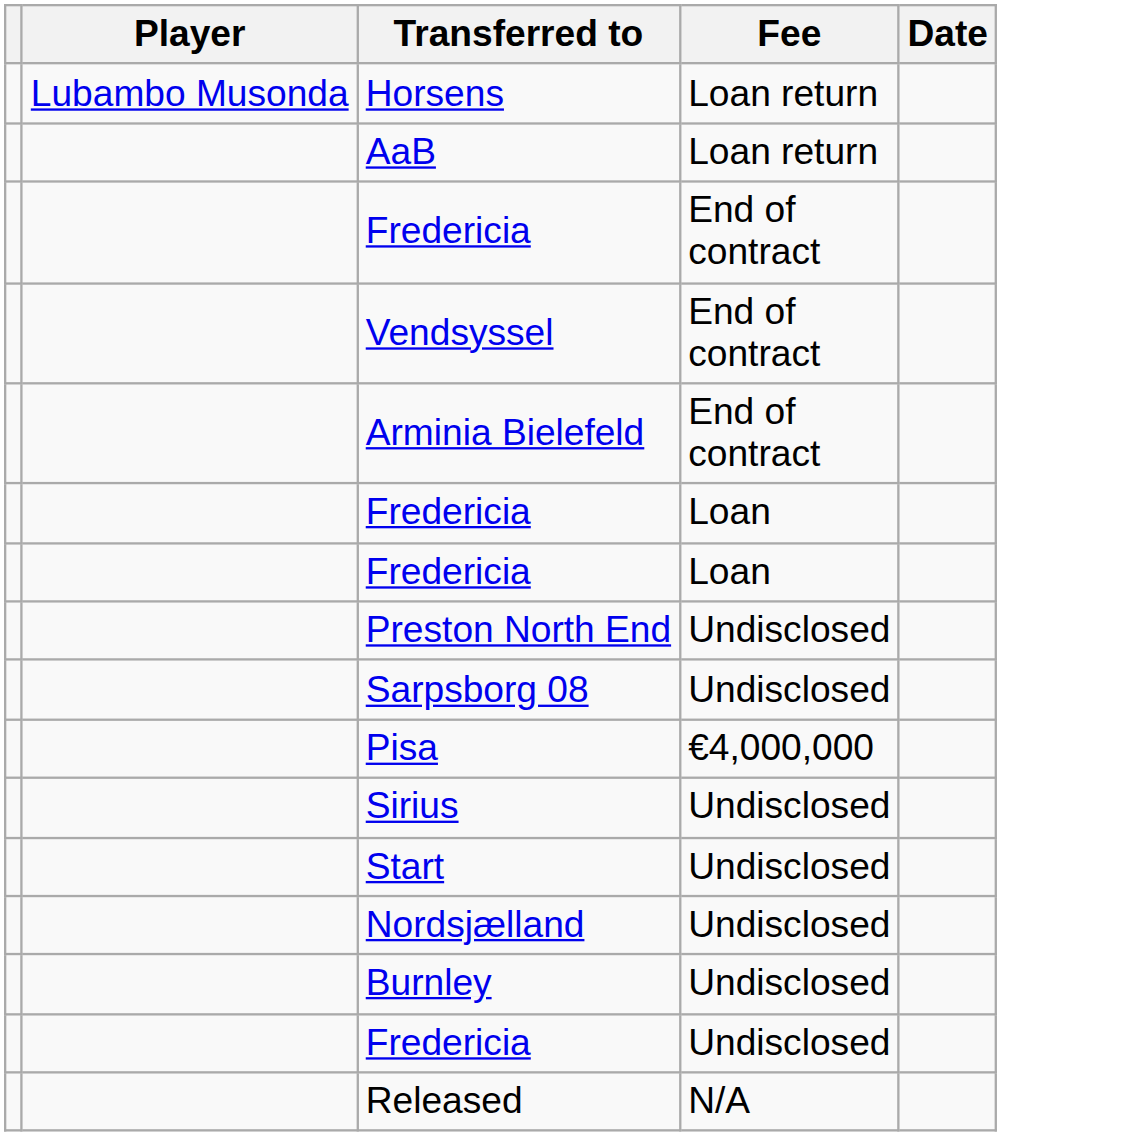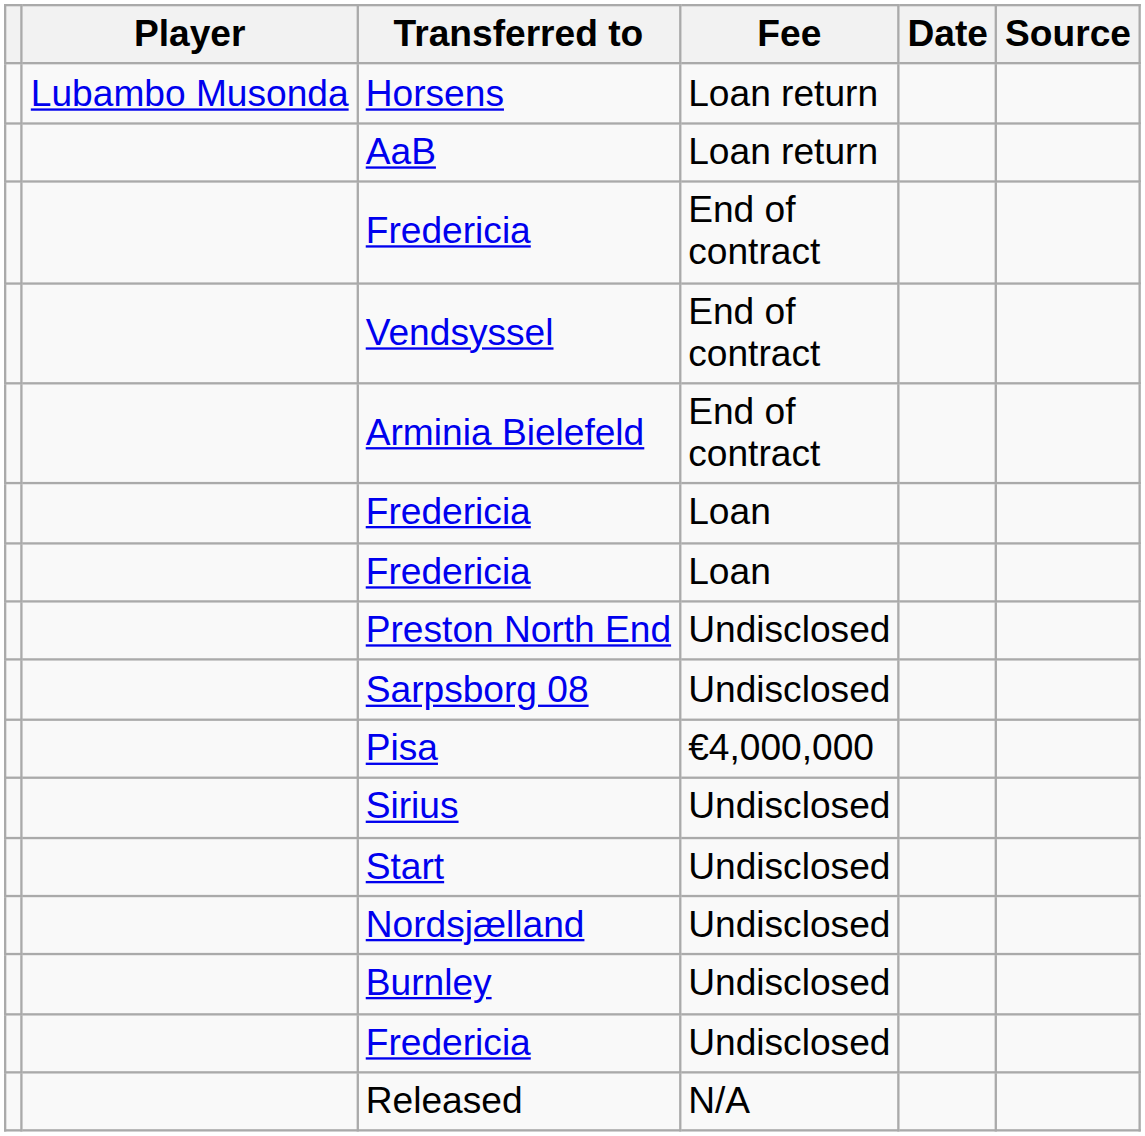+ column: (1068, 33)
